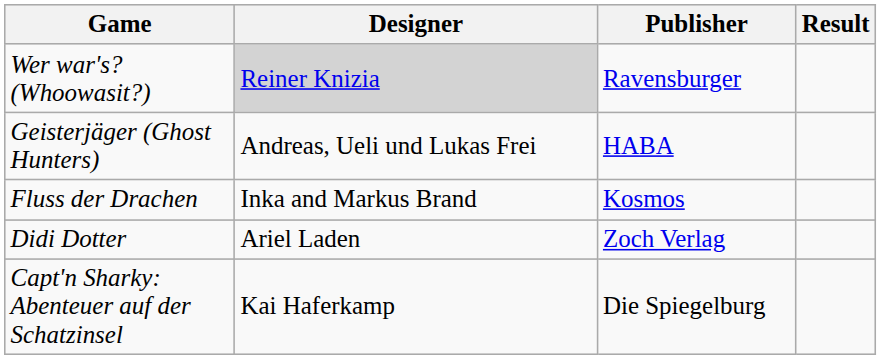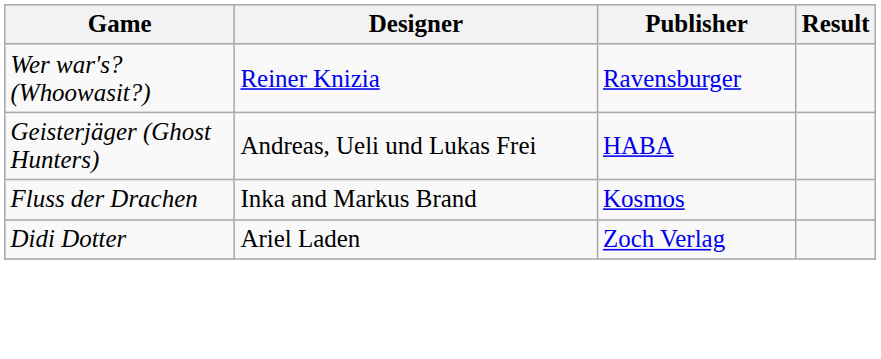(310, 77) lightgrey background -> (310, 77) no background
- row: (101, 306)
